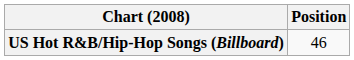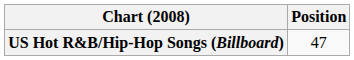(319, 42) 46 -> (319, 42) 47
